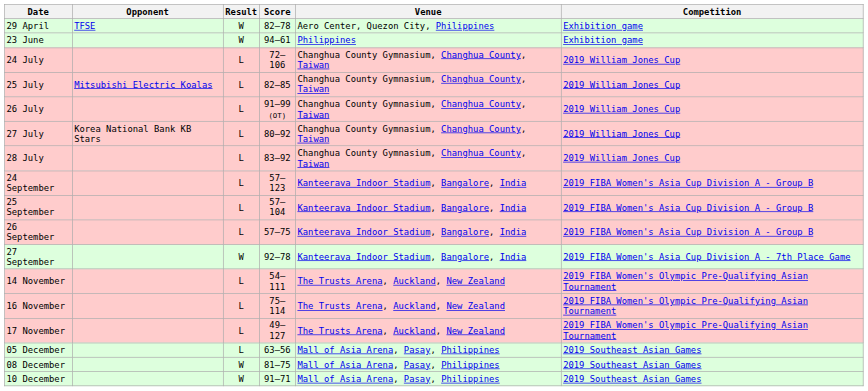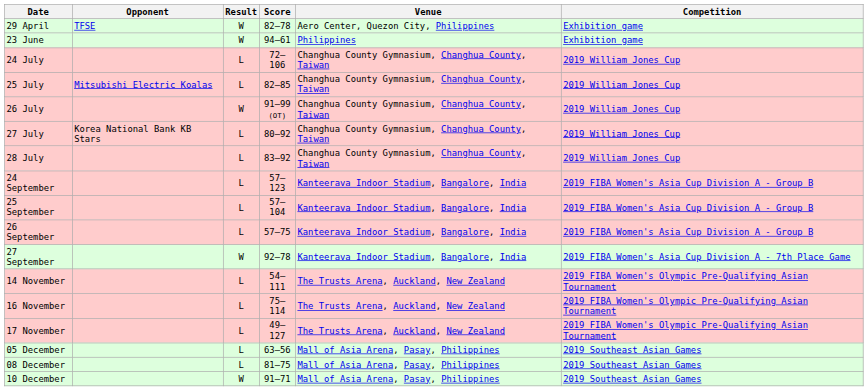(241, 109) L -> (241, 109) W
(241, 364) W -> (241, 364) L
